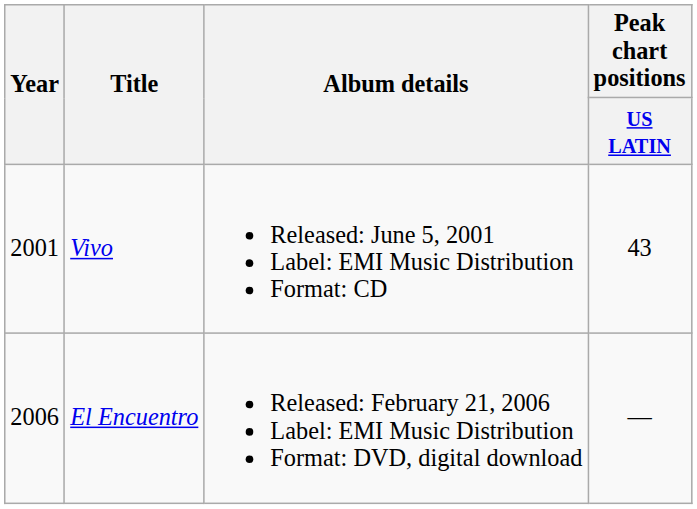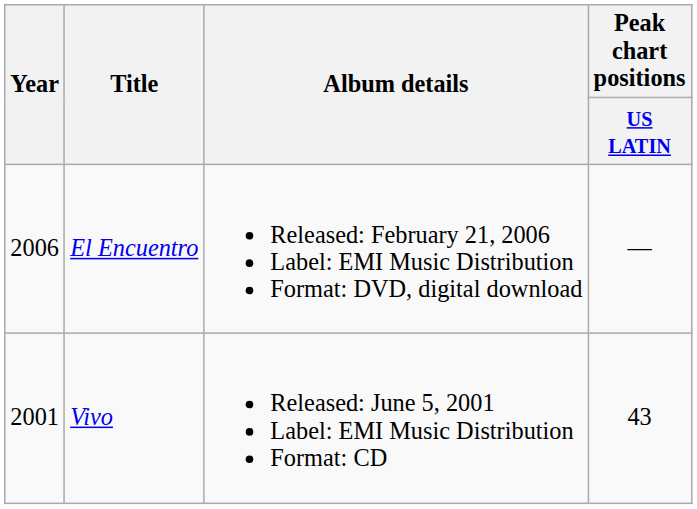rows swapped: (92, 248) <-> (134, 417)
